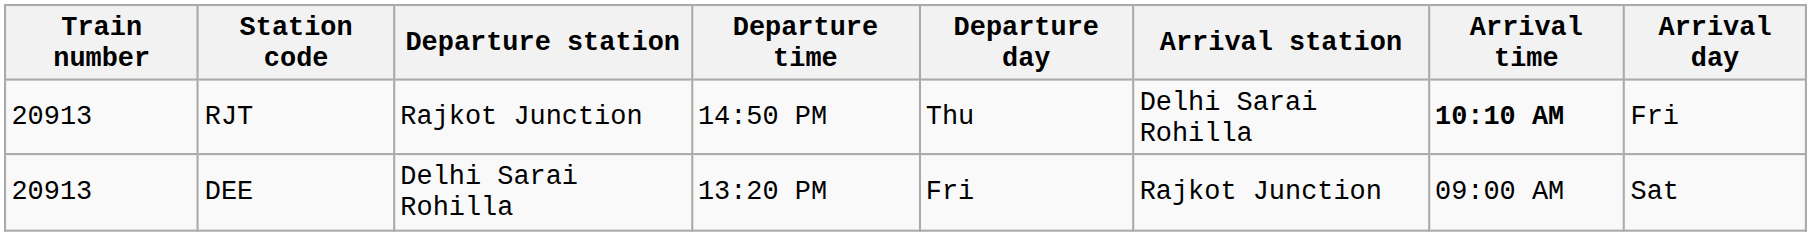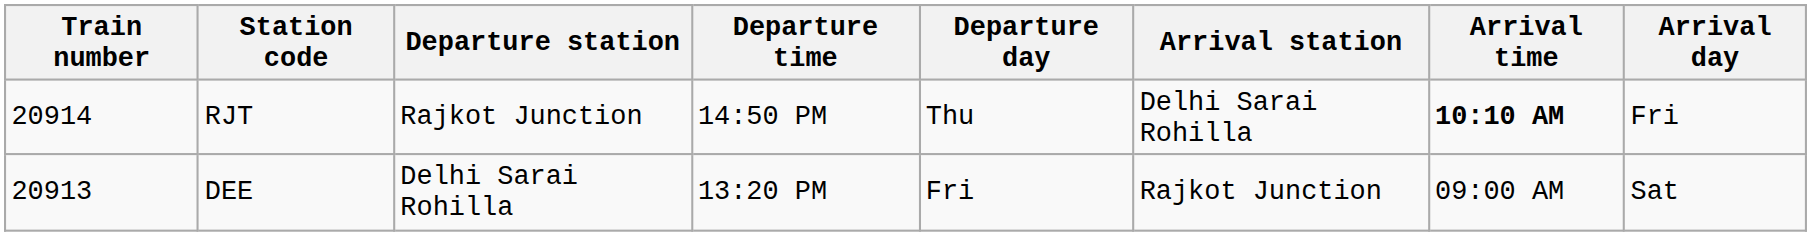(52, 117) 20913 -> (52, 117) 20914
